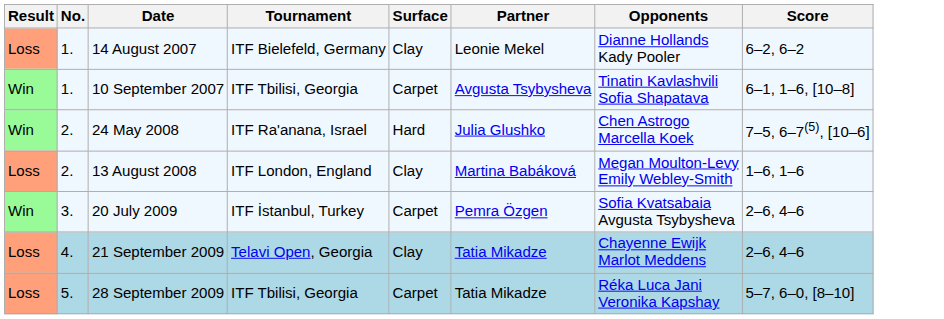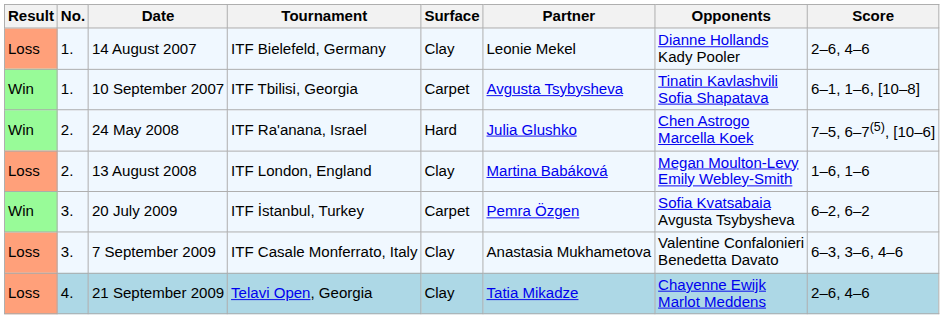(775, 48) 6–2, 6–2 -> (840, 48) 2–6, 4–6
(775, 211) 2–6, 4–6 -> (840, 211) 6–2, 6–2
+ row: (154, 252)
- row: (158, 293)
